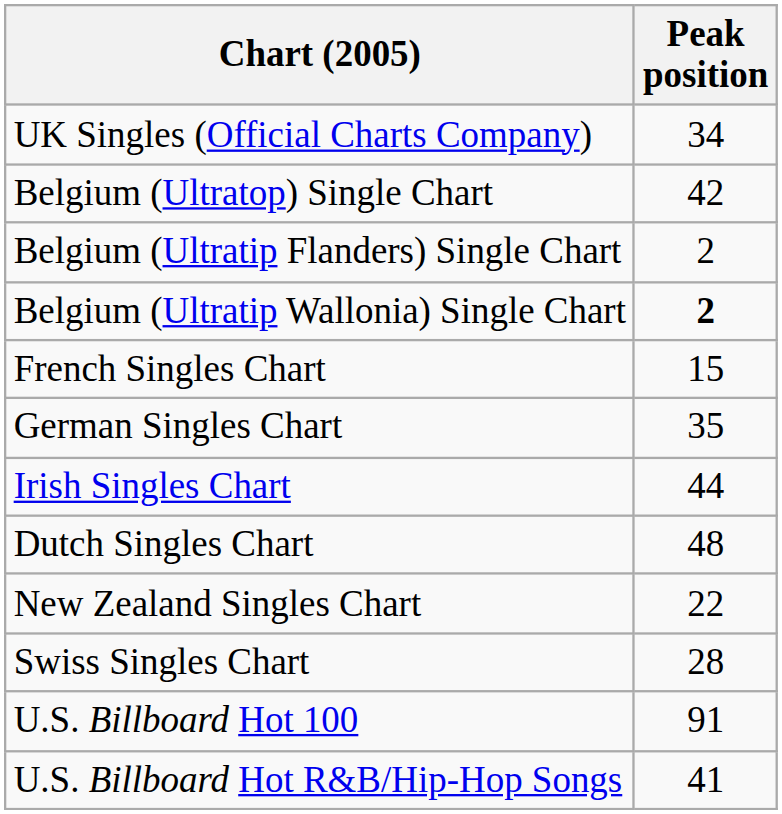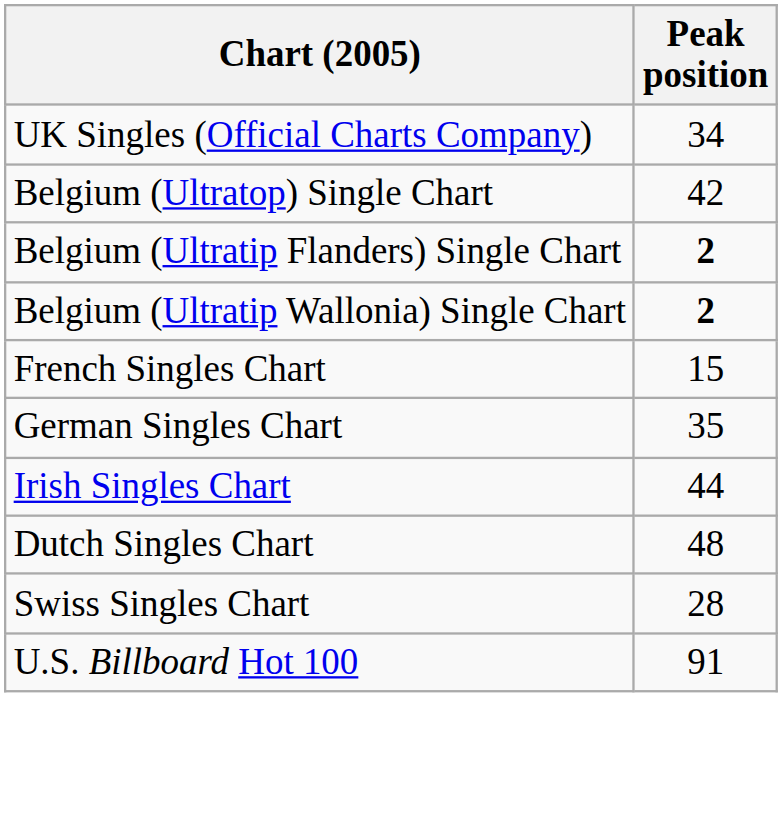(706, 251) normal -> (706, 251) bold
- row: (217, 602)
- row: (318, 778)
